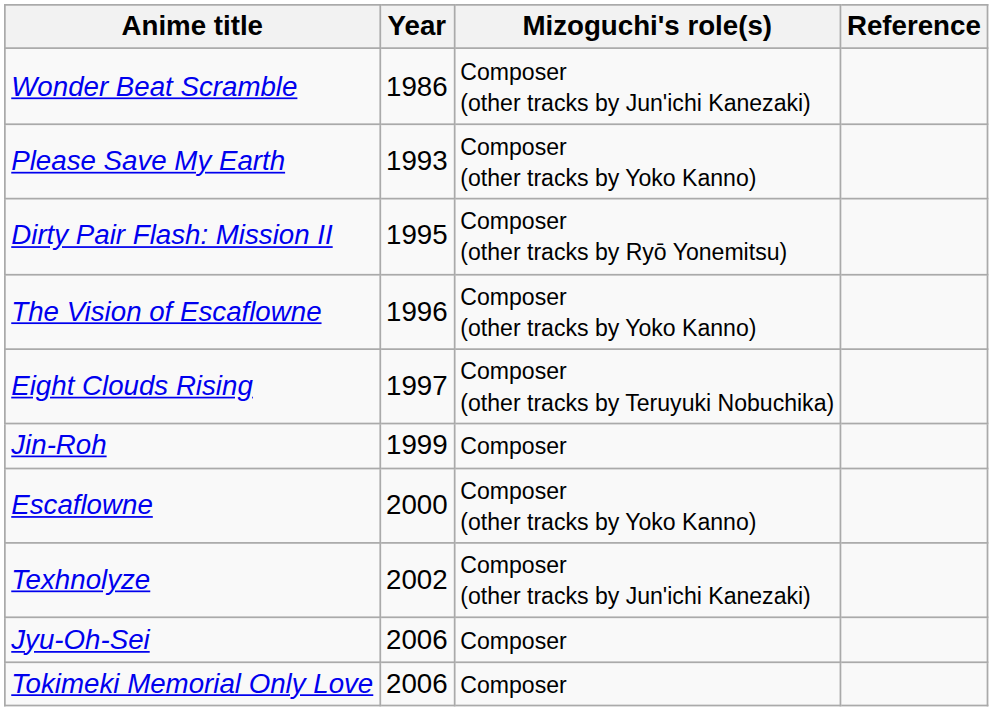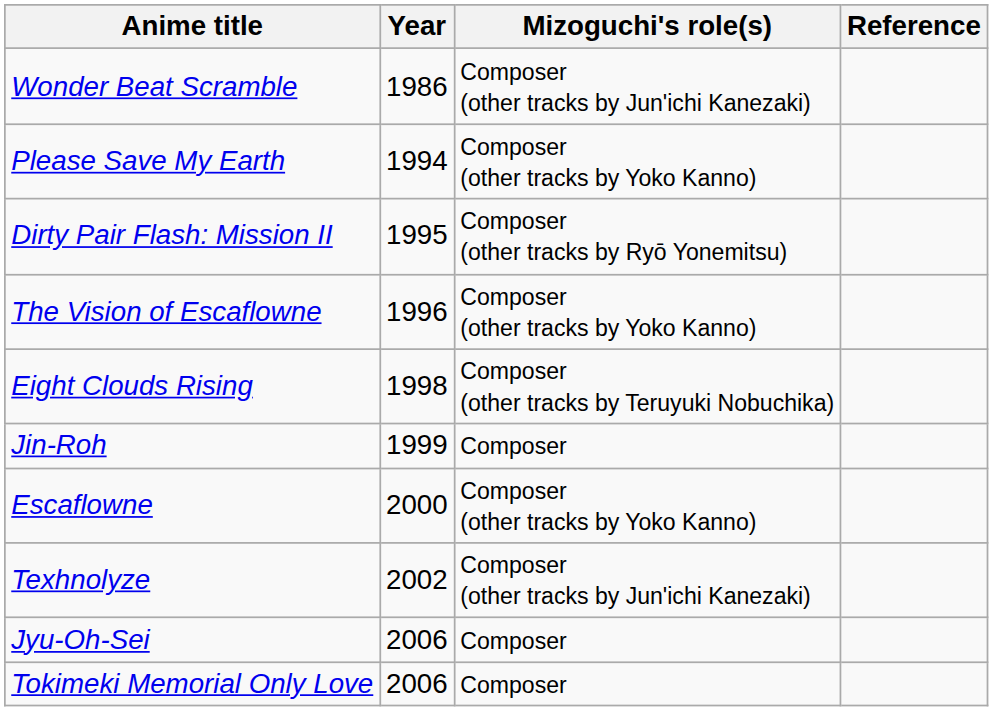(417, 160) 1993 -> (417, 160) 1994
(417, 386) 1997 -> (417, 386) 1998
